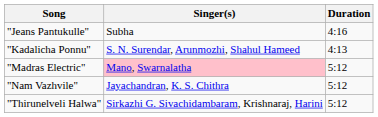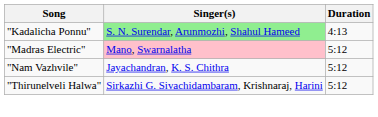- row: (48, 31)
(203, 49) no background -> (203, 31) lightgreen background
